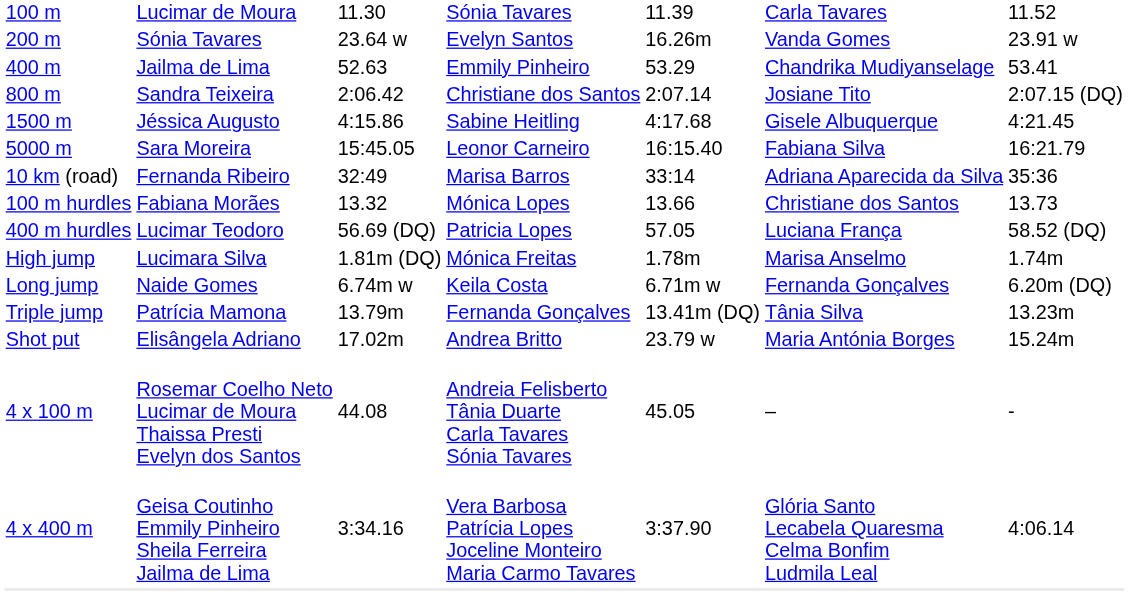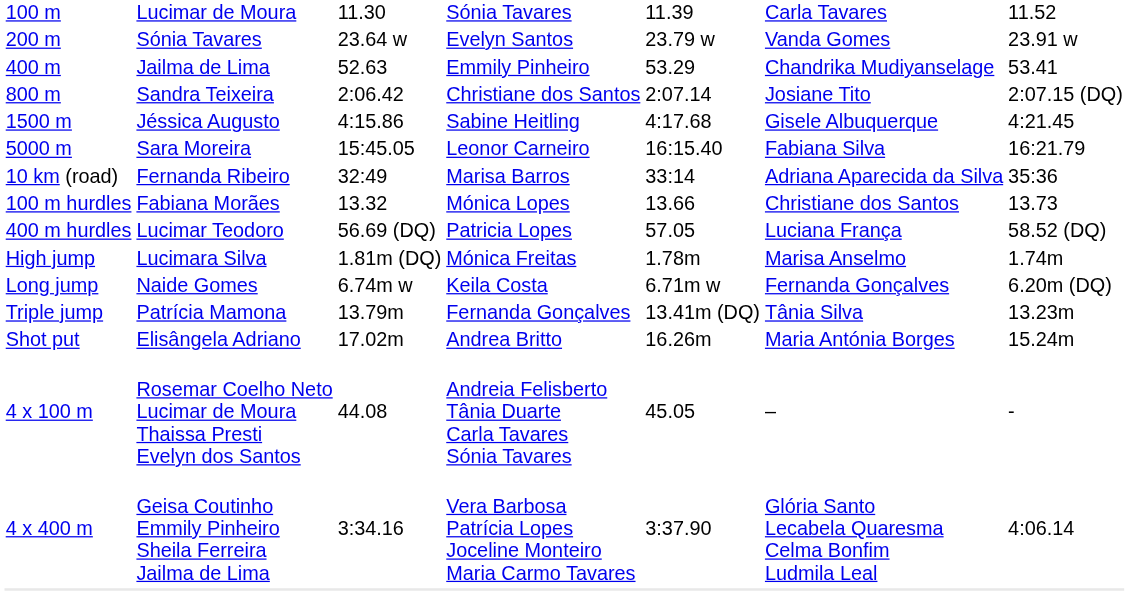(678, 40) 16.26m -> (680, 40) 23.79 w
(680, 340) 23.79 w -> (678, 340) 16.26m
